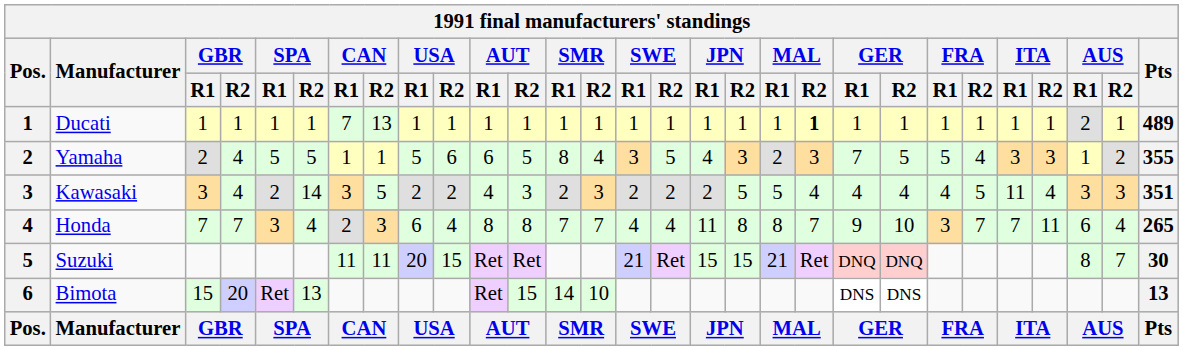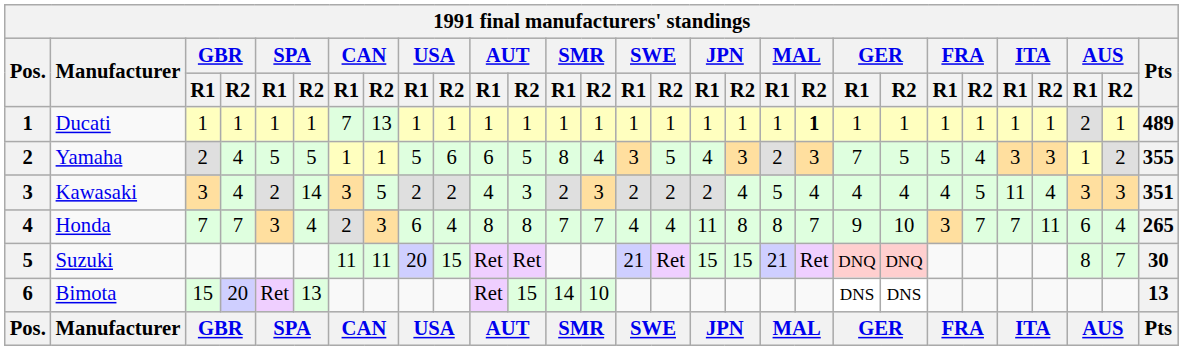(742, 191) 5 -> (742, 191) 4
